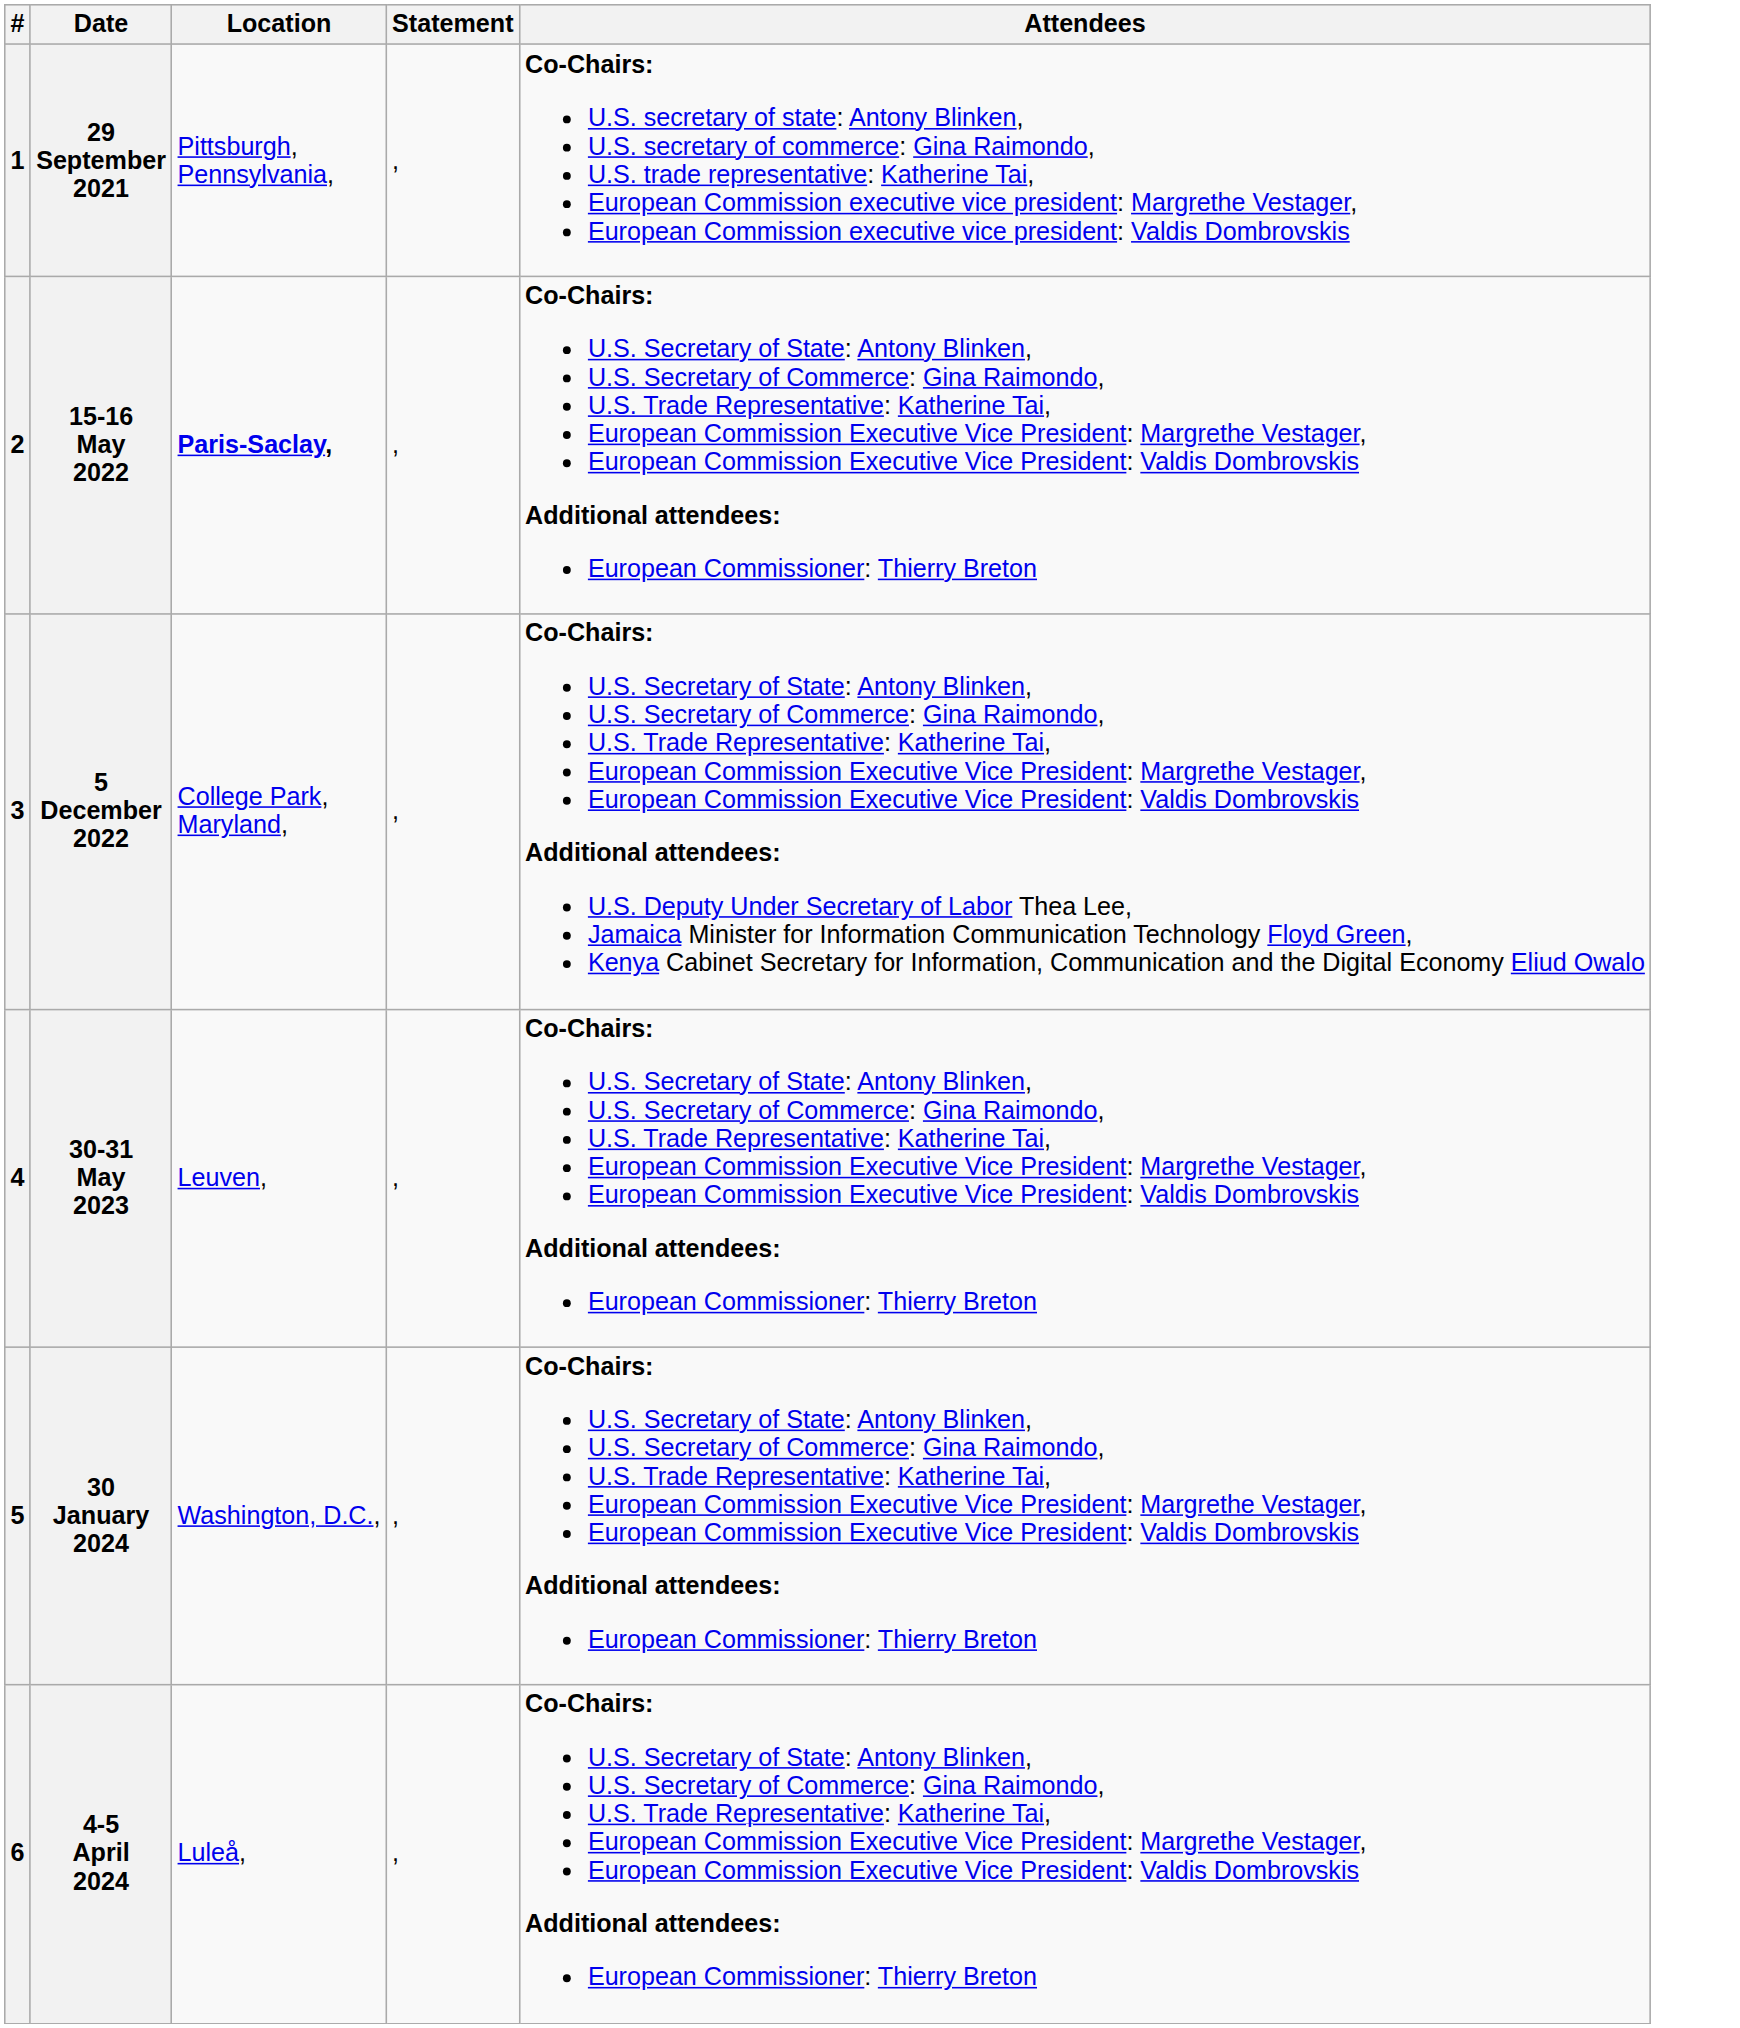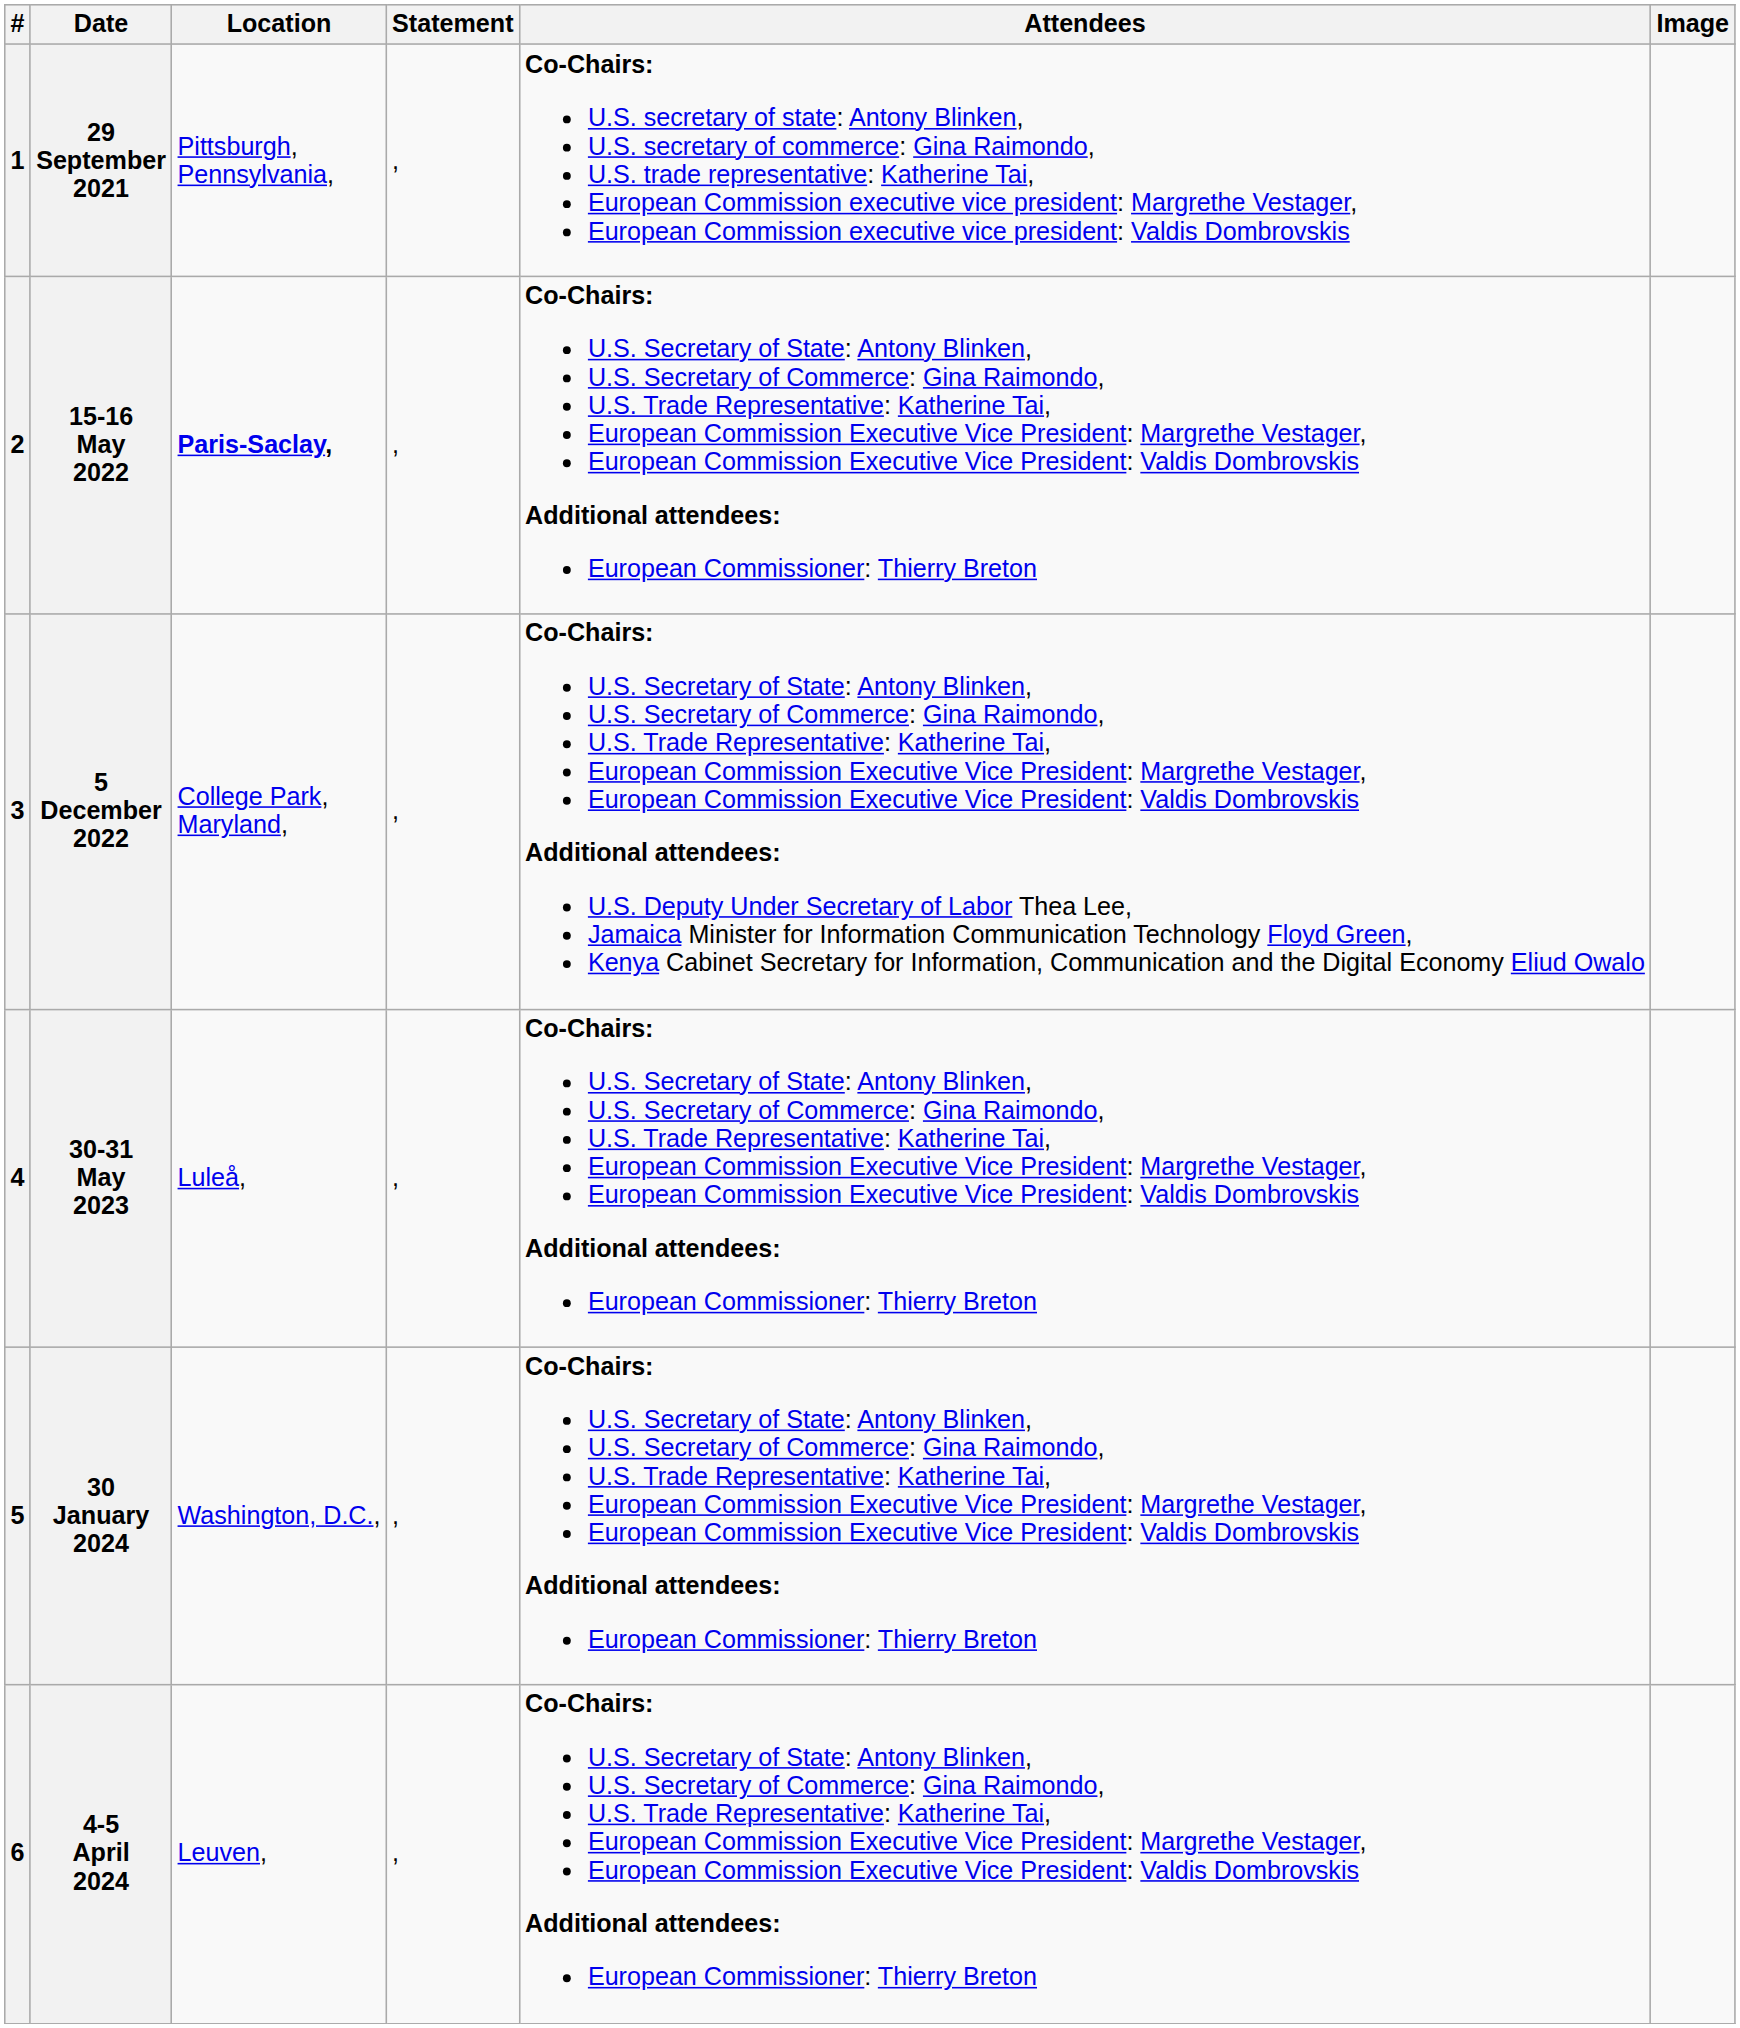+ column: (1693, 24)
(222, 1177) Leuven, -> (212, 1177) Luleå,
(212, 1853) Luleå, -> (222, 1853) Leuven,
